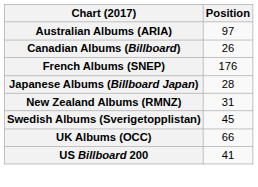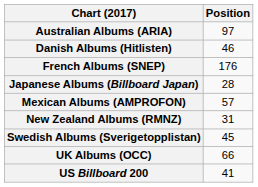- row: (104, 48)
+ row: (104, 48)
+ row: (104, 102)
